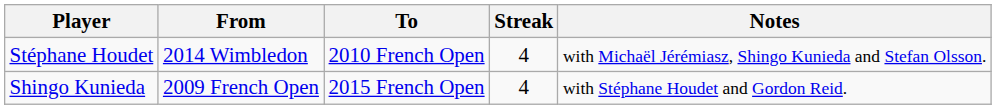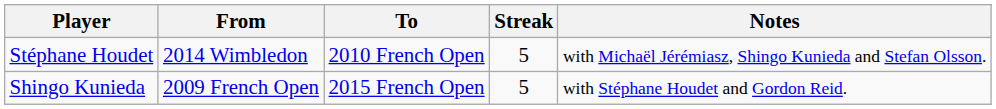(524, 54) 4 -> (524, 54) 5
(524, 87) 4 -> (524, 87) 5
